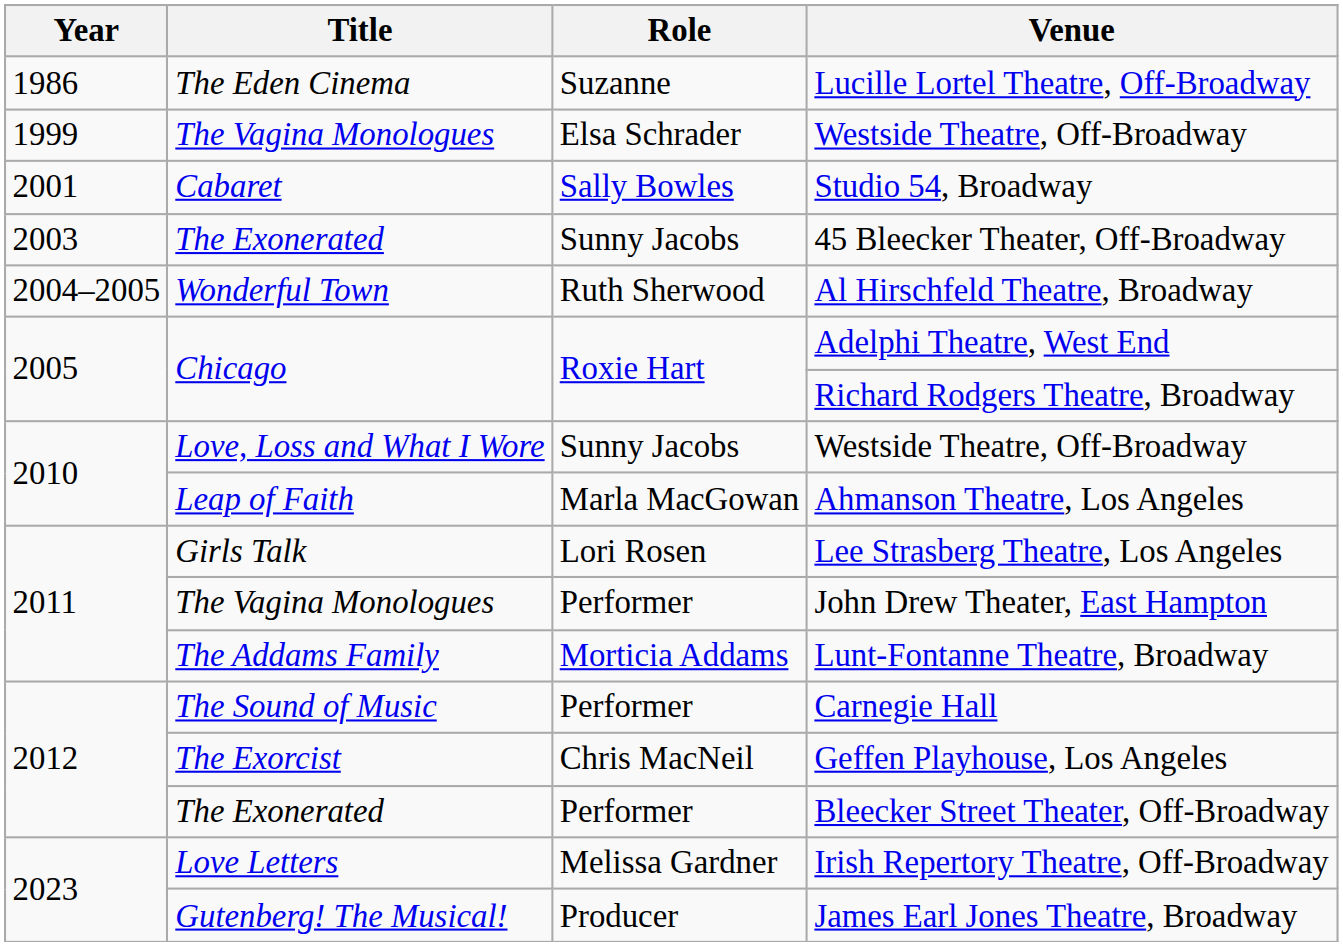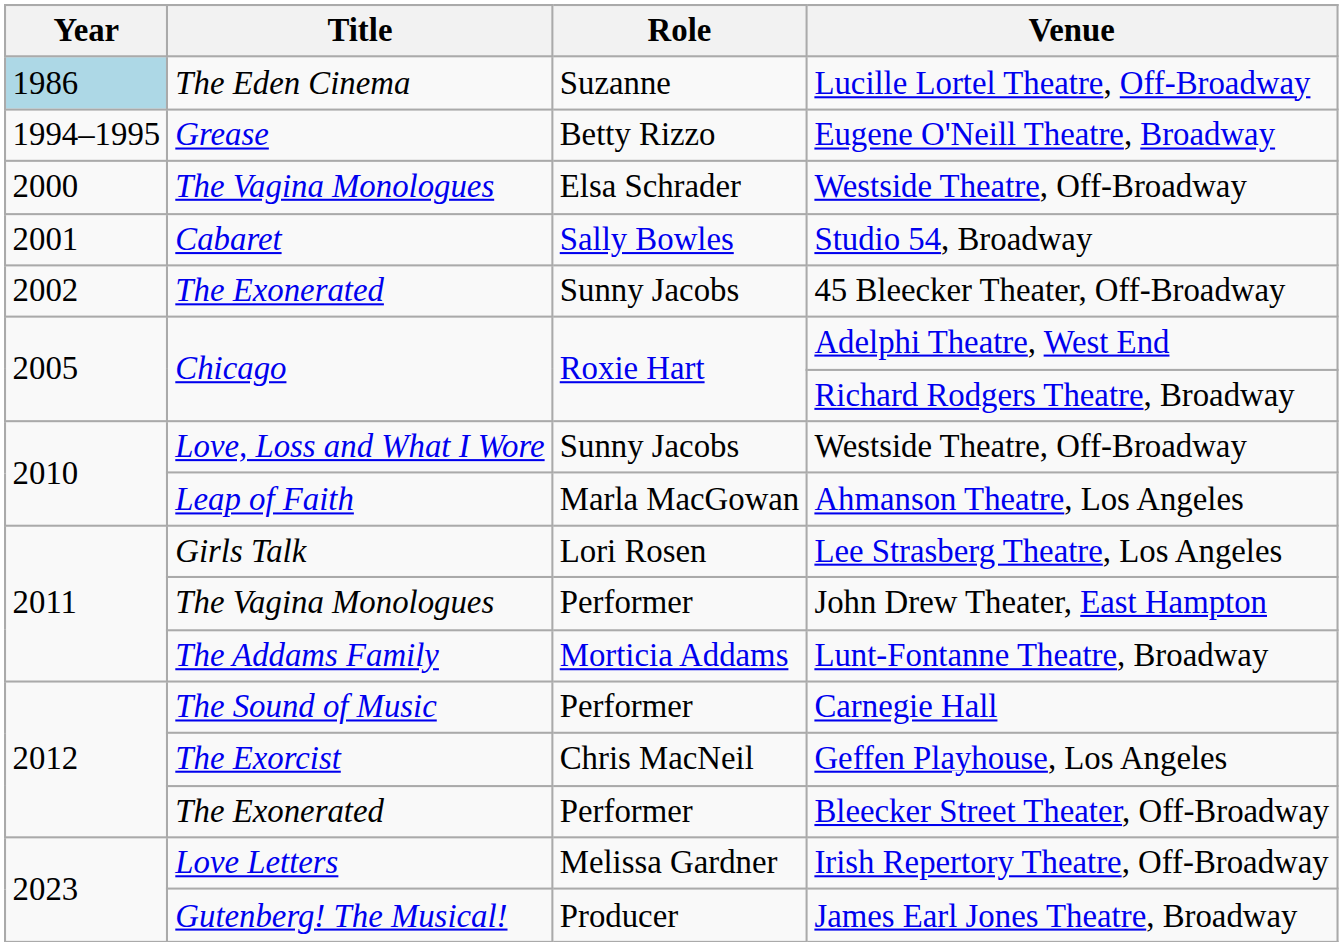(45, 82) no background -> (45, 82) lightblue background
+ row: (222, 134)
(45, 134) 1999 -> (45, 186) 2000
(45, 238) 2003 -> (45, 290) 2002
- row: (282, 290)
